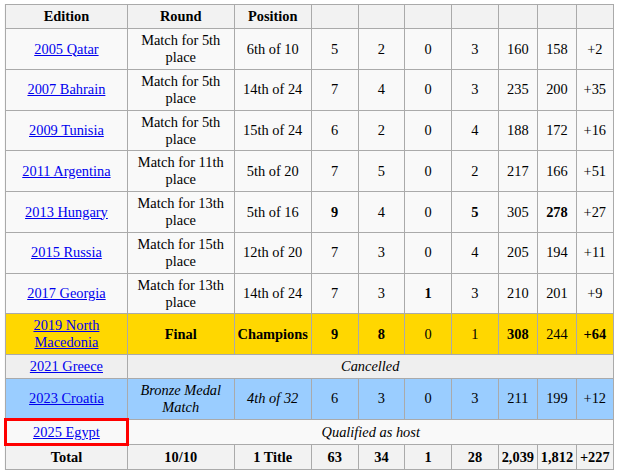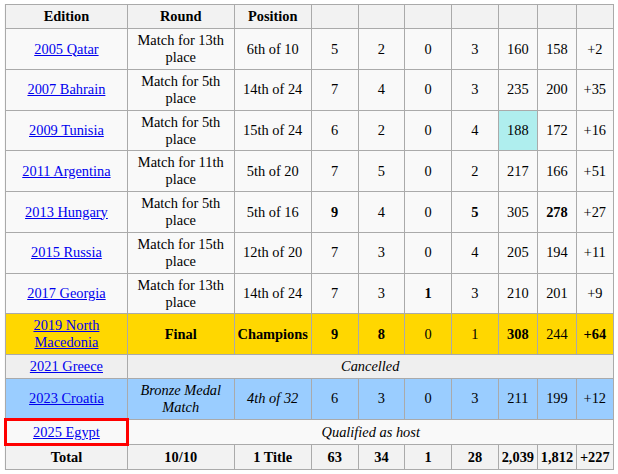(181, 49) Match for 5th place -> (181, 49) Match for 13th place
(518, 130) no background -> (518, 130) paleturquoise background
(181, 212) Match for 13th place -> (181, 212) Match for 5th place
